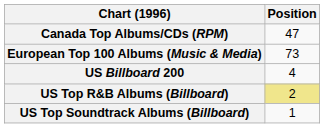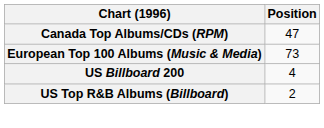(292, 93) khaki background -> (292, 93) no background
- row: (135, 113)
